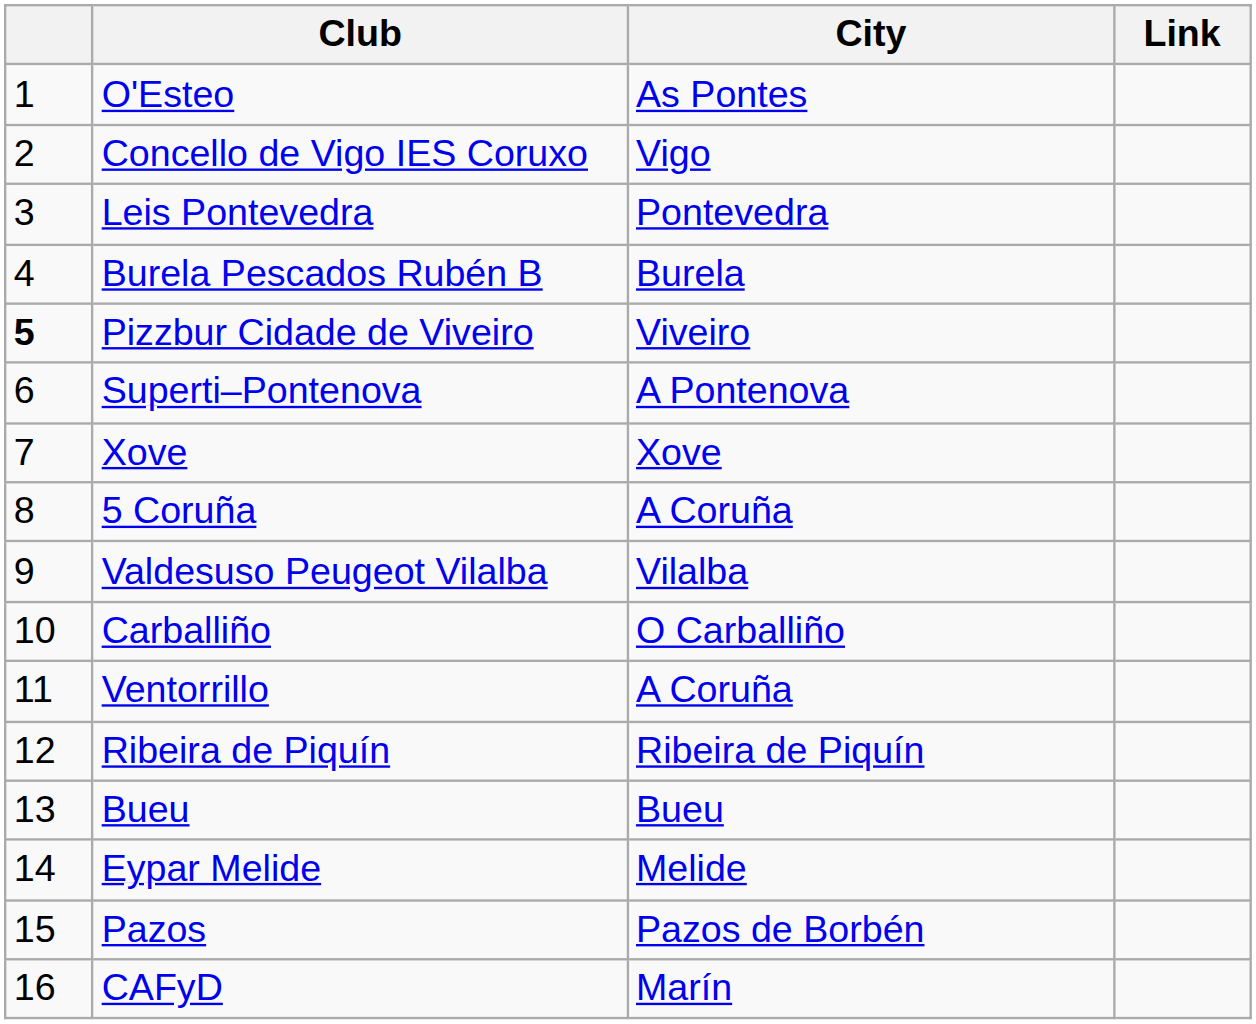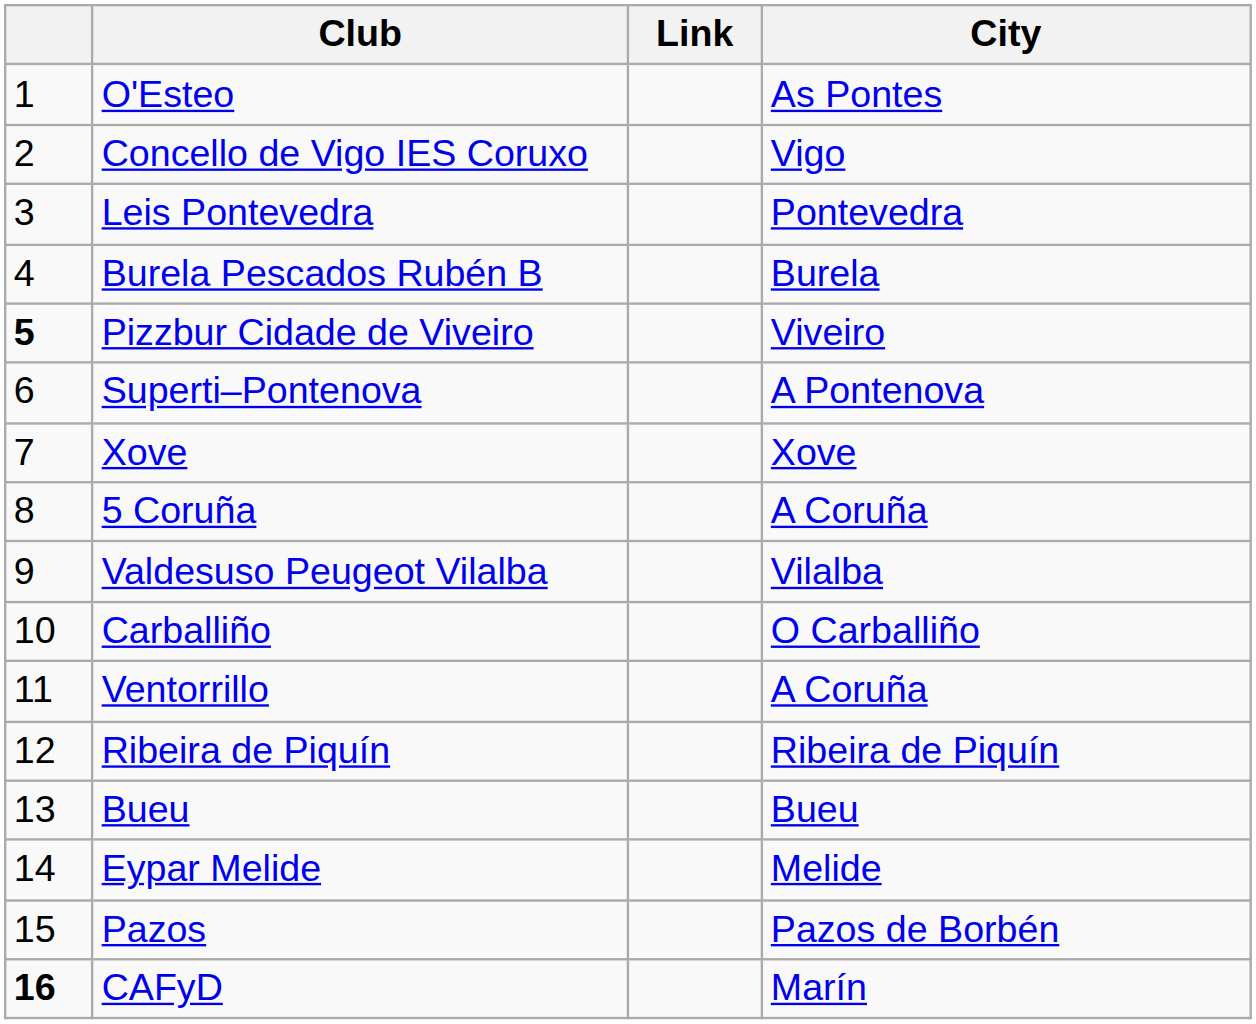columns swapped: (871, 34) <-> (1182, 34)
(35, 988) normal -> (35, 988) bold
